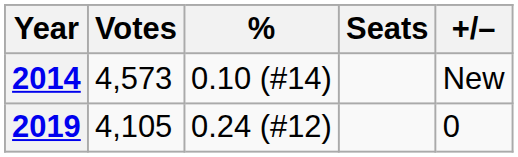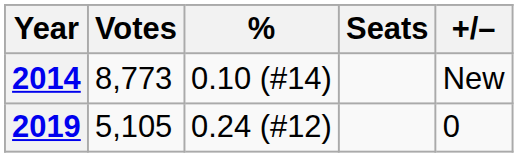(134, 77) 4,573 -> (134, 77) 8,773
(134, 126) 4,105 -> (134, 126) 5,105
